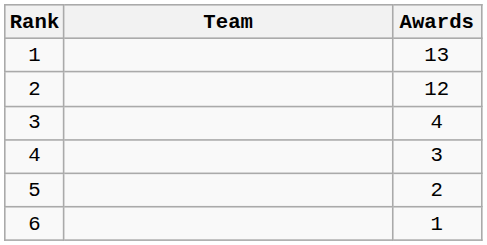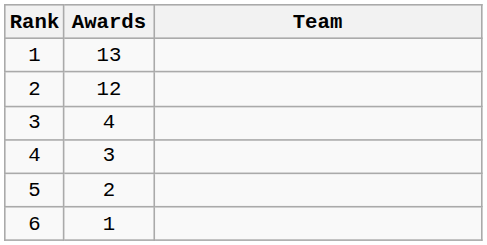columns swapped: (228, 22) <-> (437, 22)
